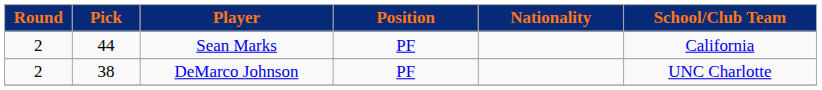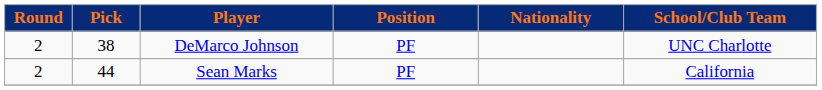rows swapped: (236, 71) <-> (236, 44)
